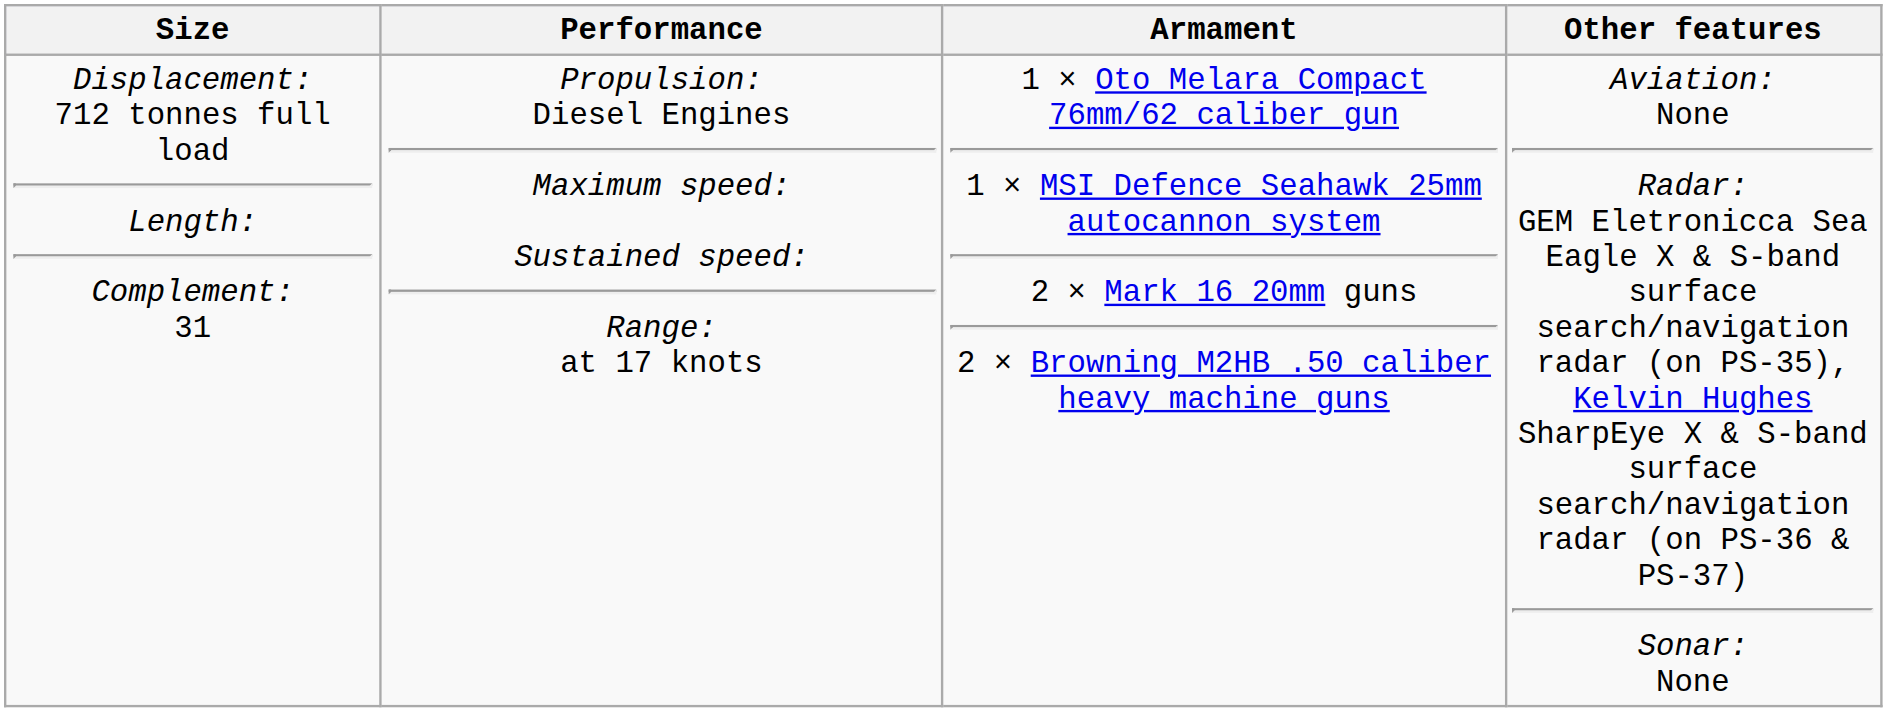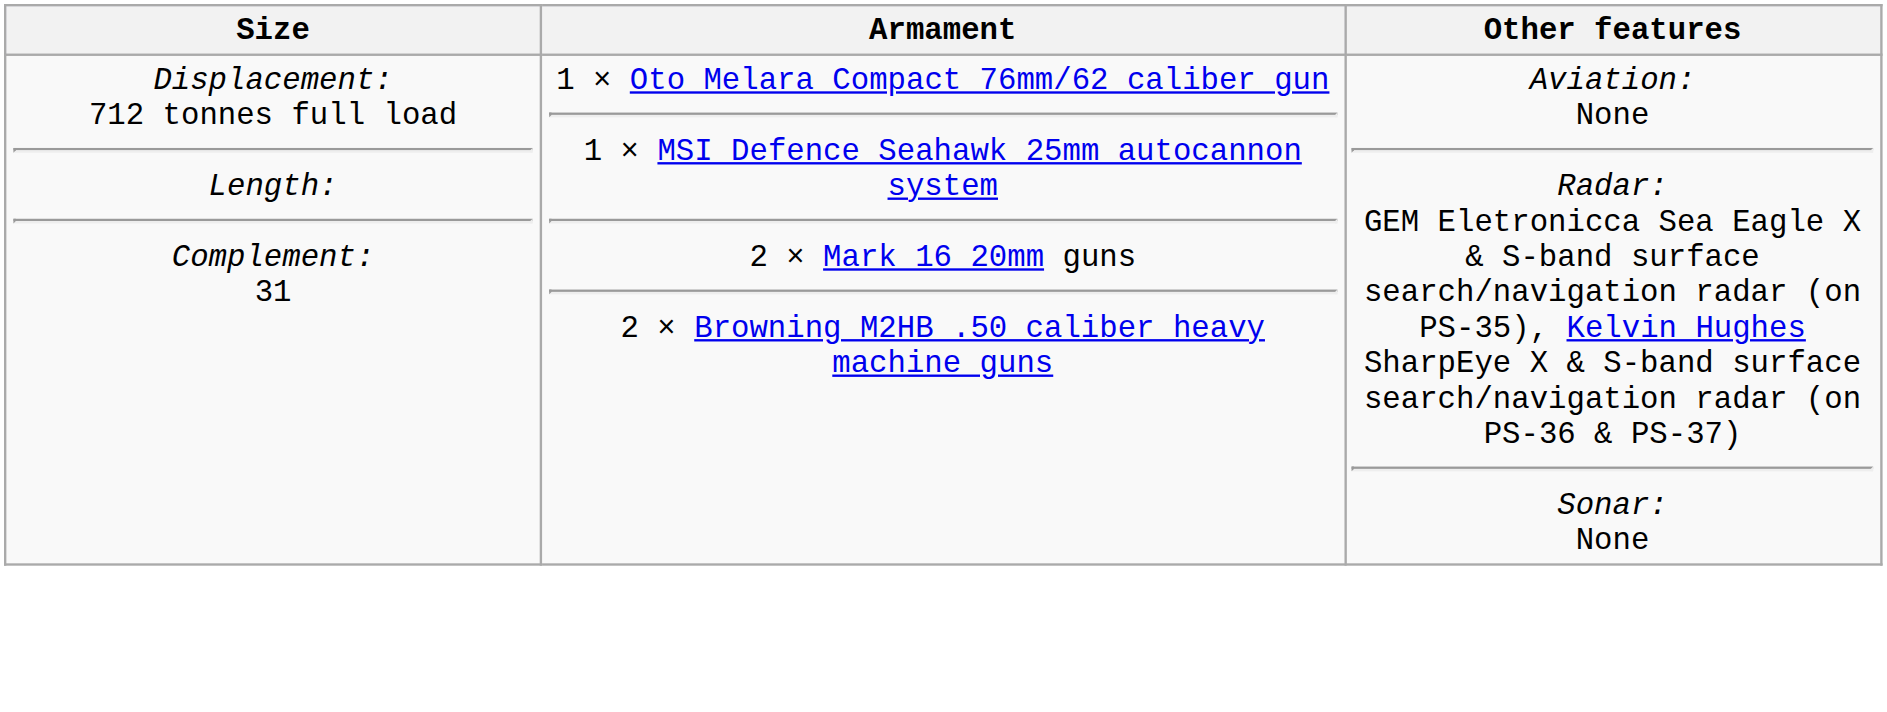- column: (661, 30)
